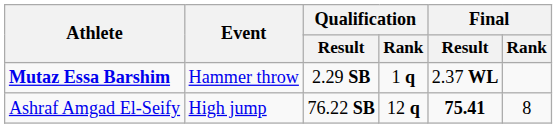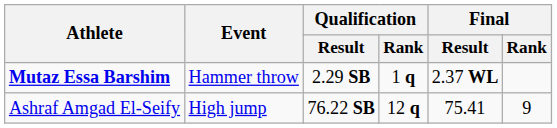(465, 108) bold -> (465, 108) normal
(527, 108) 8 -> (527, 108) 9
